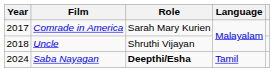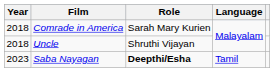(18, 28) 2017 -> (18, 28) 2018
(18, 59) 2024 -> (18, 59) 2023
